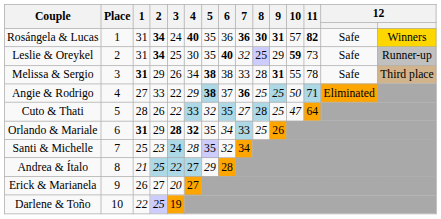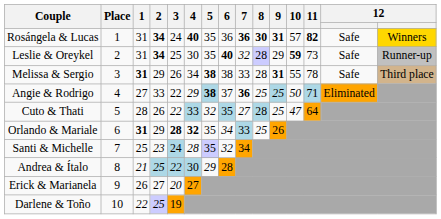(261, 56) 25 -> (261, 56) 28
(193, 167) 27 -> (193, 167) 30
